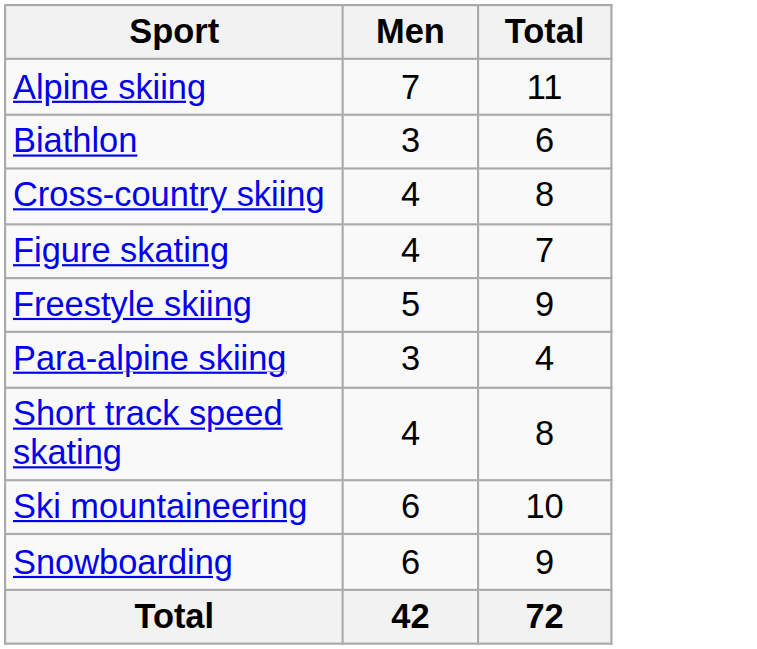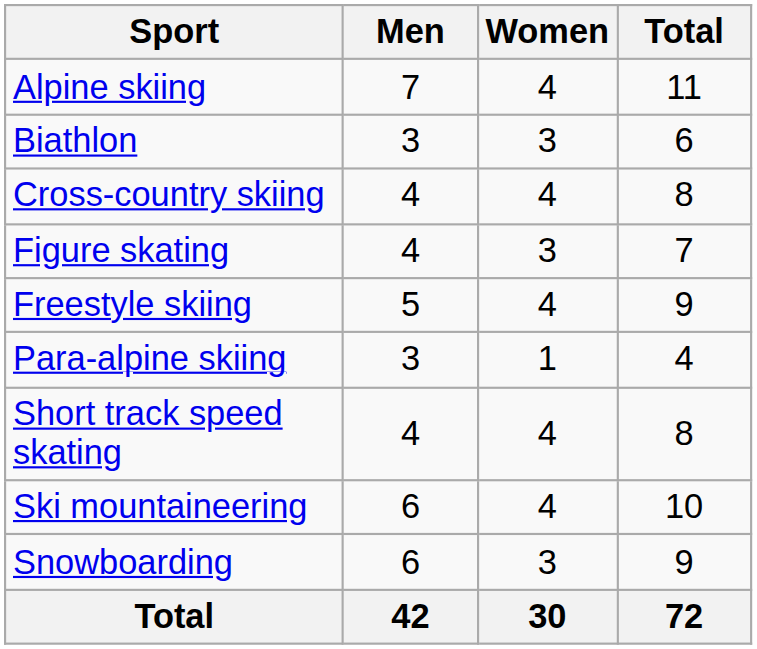+ column: (547, 31)
